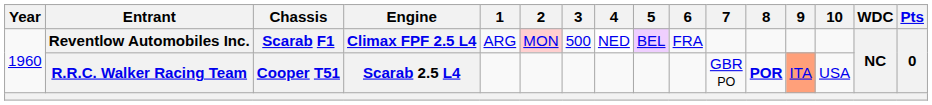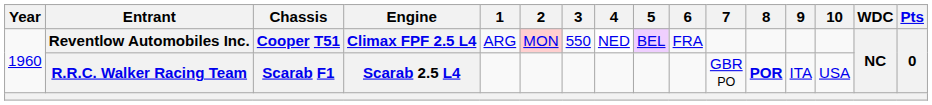(298, 41) Scarab F1 -> (298, 41) Cooper T51
(578, 41) 500 -> (578, 41) 550
(298, 73) Cooper T51 -> (298, 73) Scarab F1
(801, 73) lightsalmon background -> (801, 73) no background
